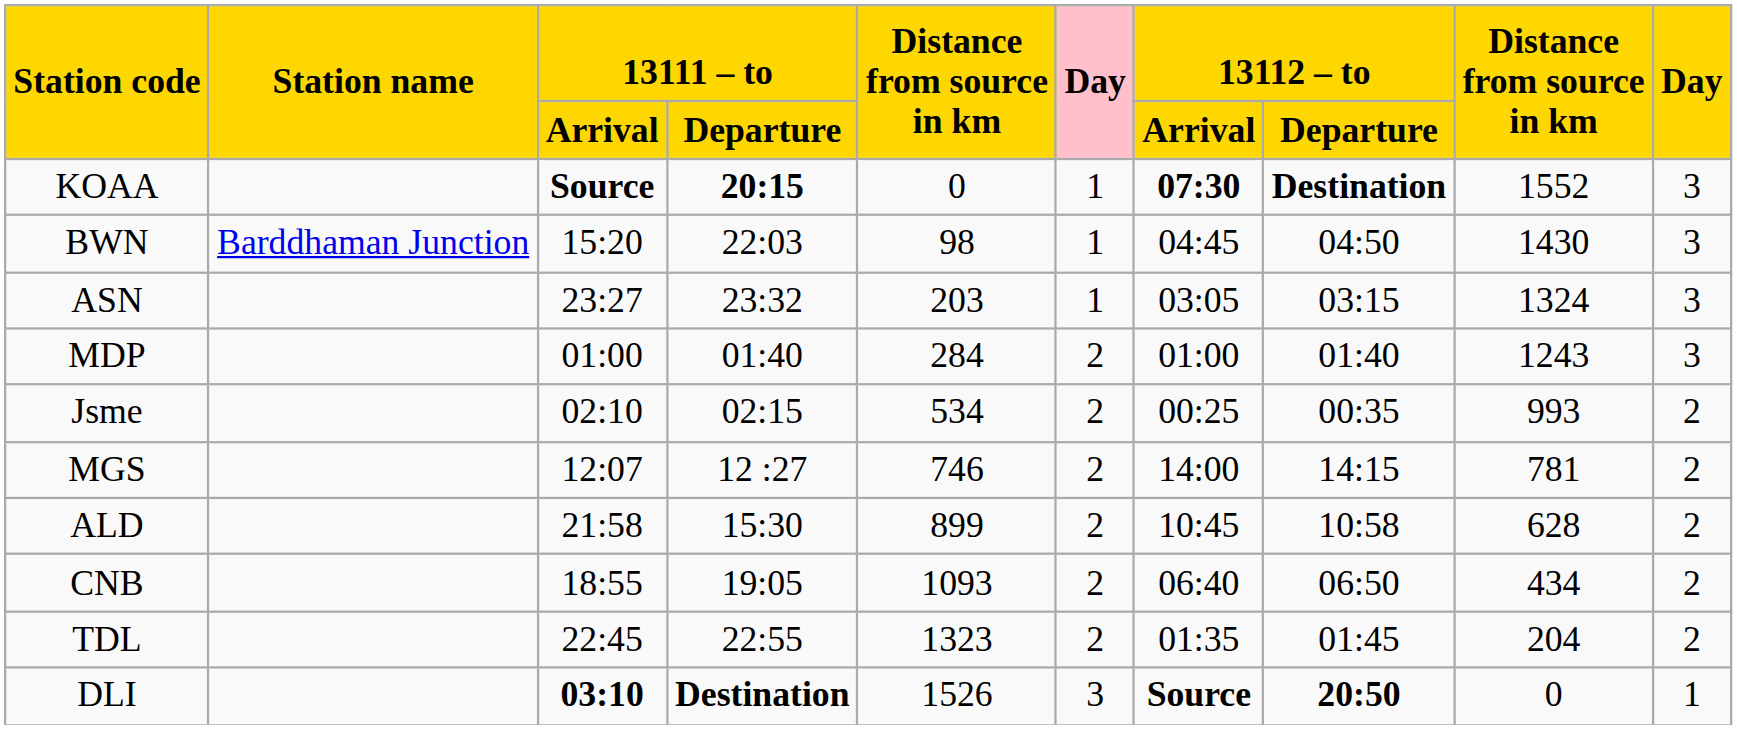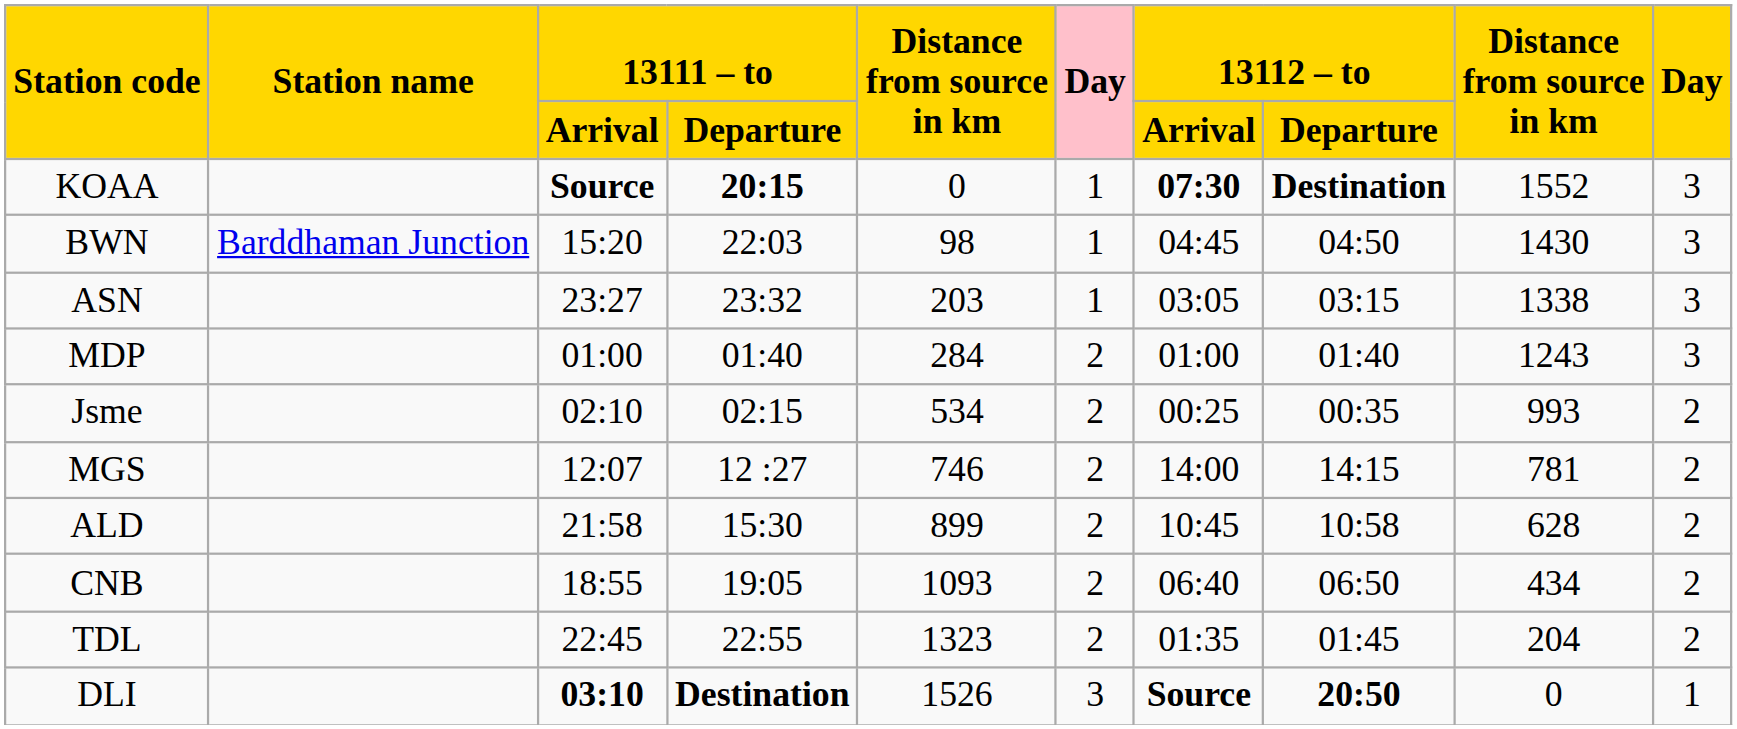(1554, 299) 1324 -> (1554, 299) 1338
